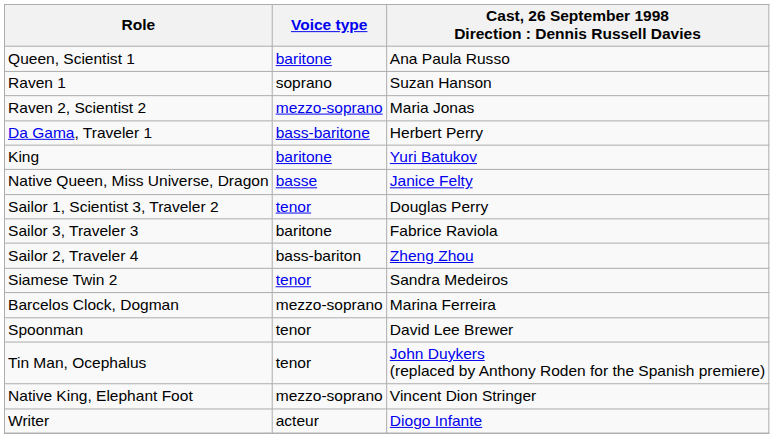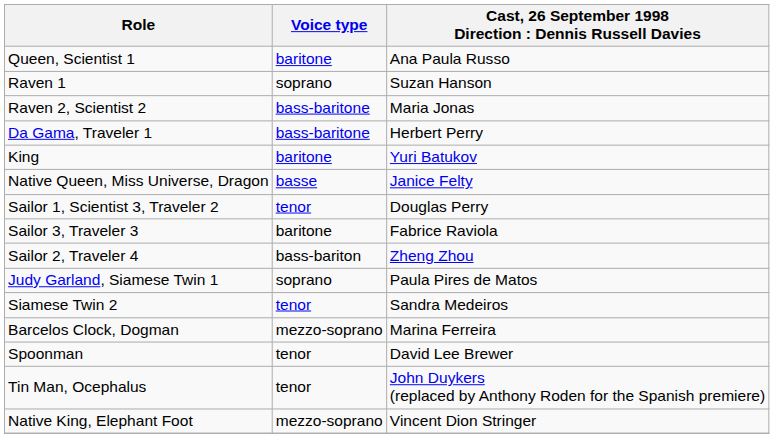(329, 108) mezzo-soprano -> (323, 108) bass-baritone
+ row: (113, 280)
- row: (29, 420)
